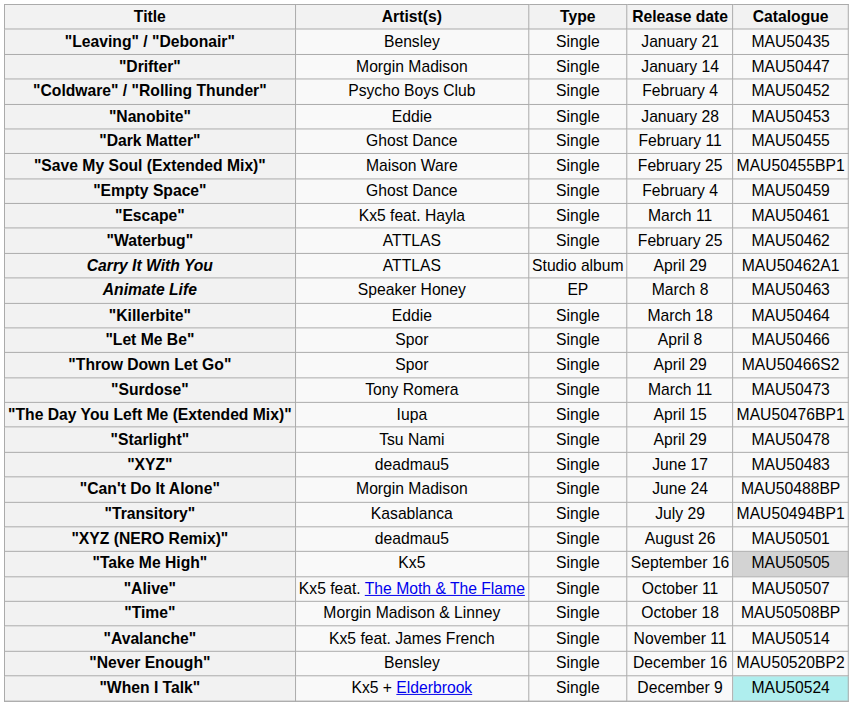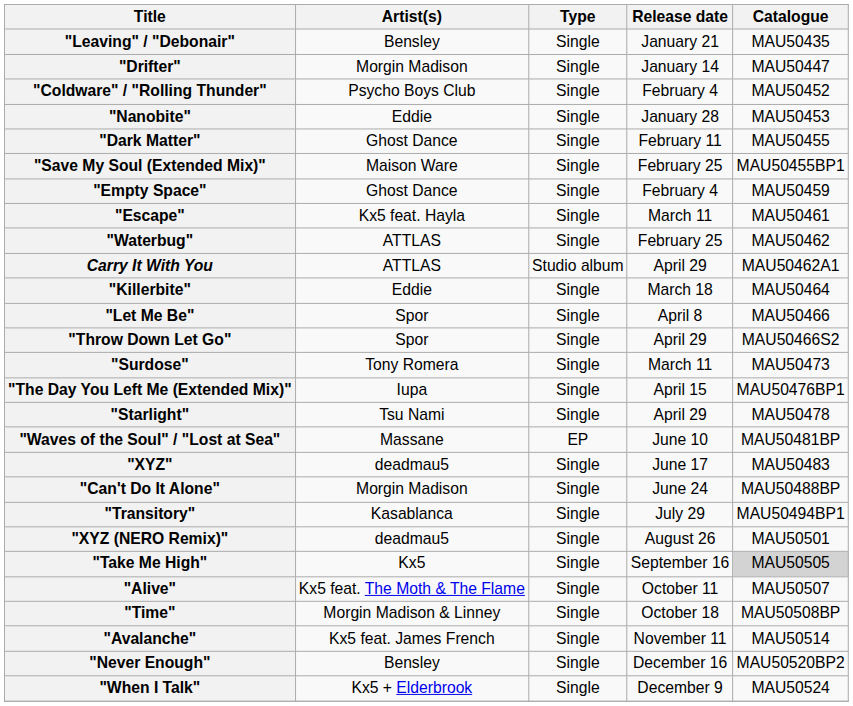- row: (150, 290)
+ row: (150, 439)
(791, 688) paleturquoise background -> (791, 688) no background
